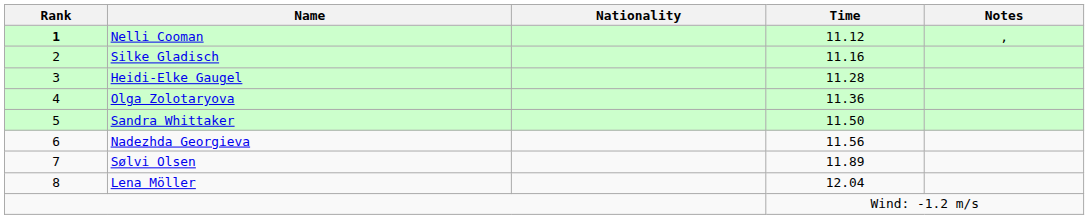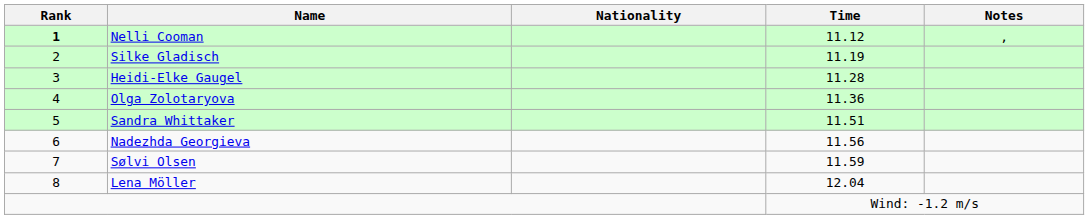(845, 57) 11.16 -> (845, 57) 11.19
(845, 120) 11.50 -> (845, 120) 11.51
(845, 162) 11.89 -> (845, 162) 11.59
